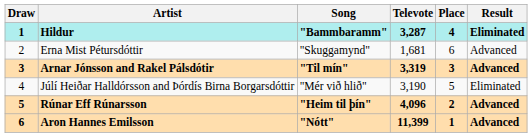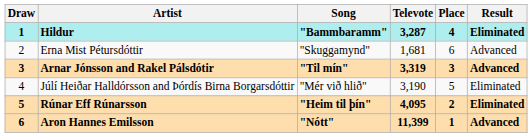(413, 104) 4,096 -> (413, 104) 4,095
(495, 104) Advanced -> (497, 104) Eliminated
